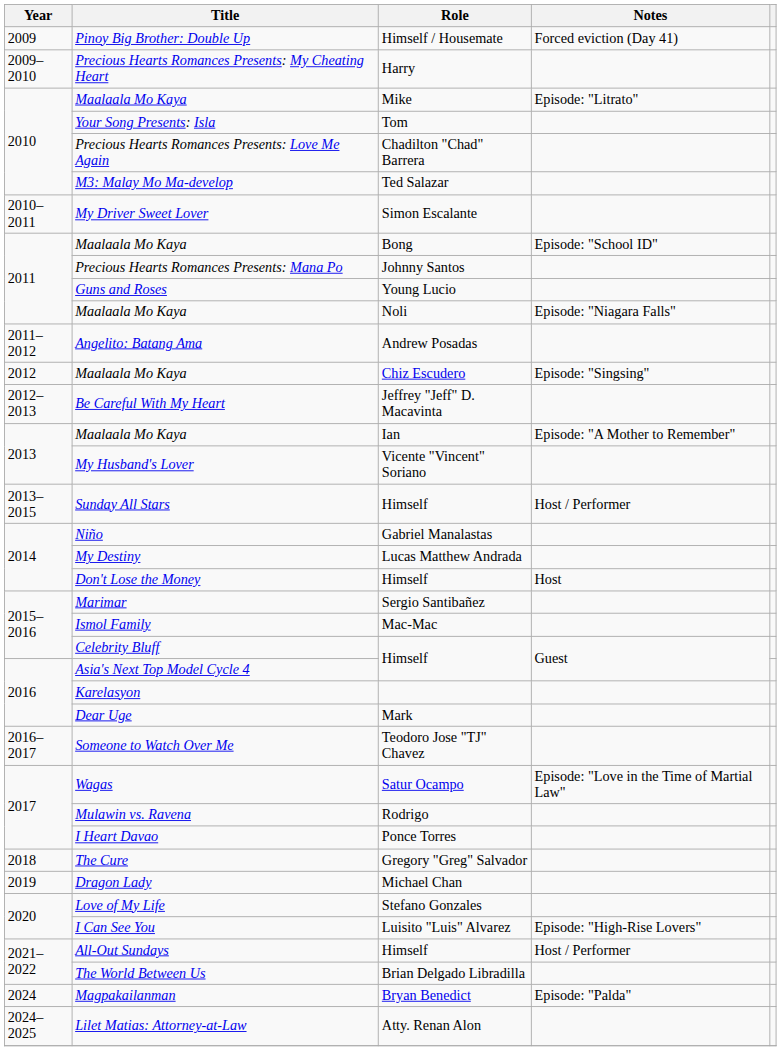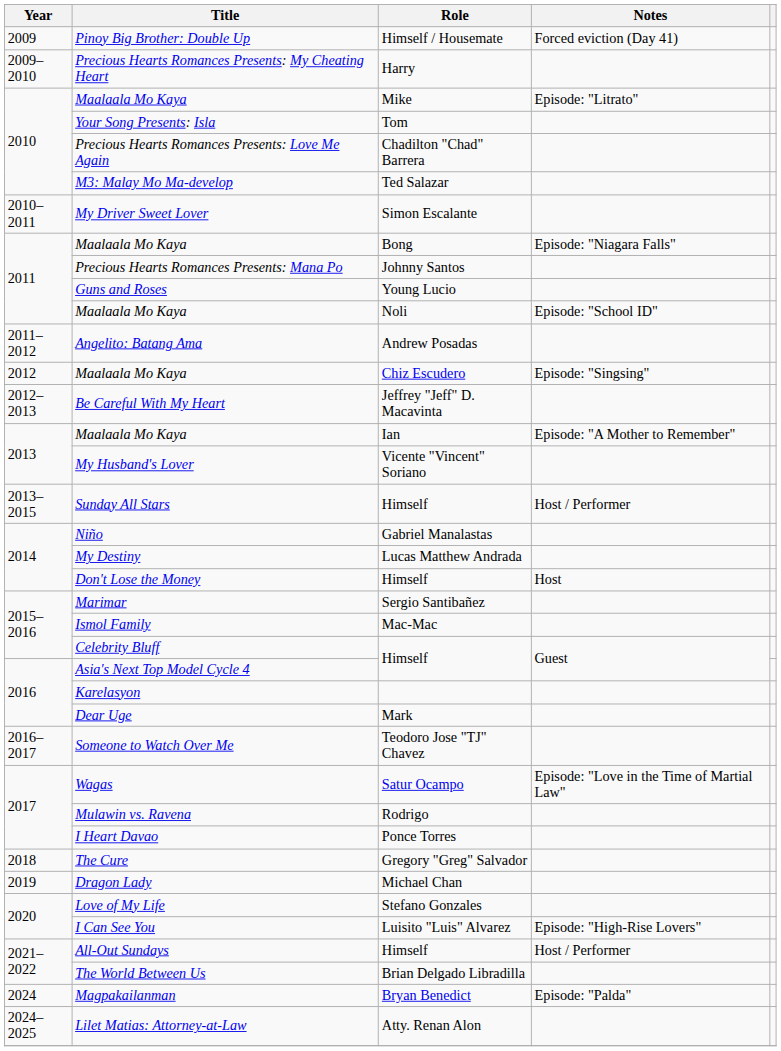(596, 244) Episode: "School ID" -> (605, 244) Episode: "Niagara Falls"
(605, 312) Episode: "Niagara Falls" -> (596, 312) Episode: "School ID"
